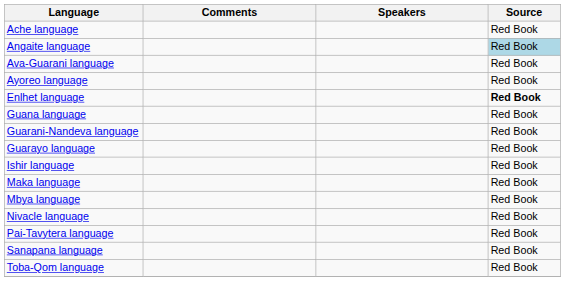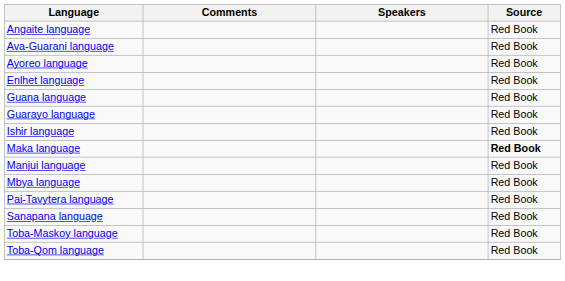- row: (43, 30)
(514, 47) lightblue background -> (514, 30) no background
(516, 98) bold -> (514, 81) normal
- row: (73, 132)
(514, 183) normal -> (516, 149) bold
+ row: (46, 166)
- row: (48, 217)
+ row: (62, 234)
